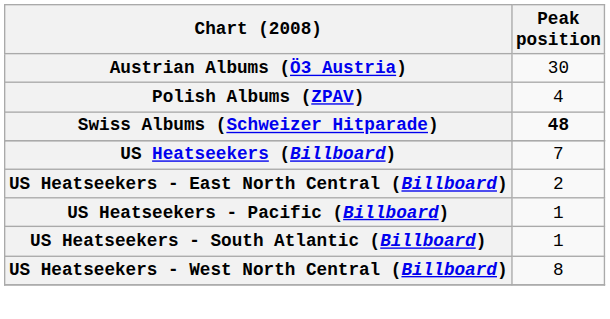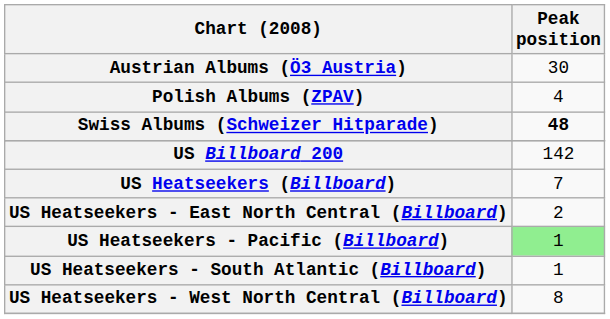+ row: (258, 155)
(558, 212) no background -> (558, 241) lightgreen background
